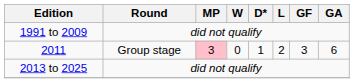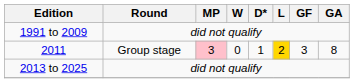(281, 50) no background -> (281, 50) gold background
(334, 50) 6 -> (334, 50) 8
